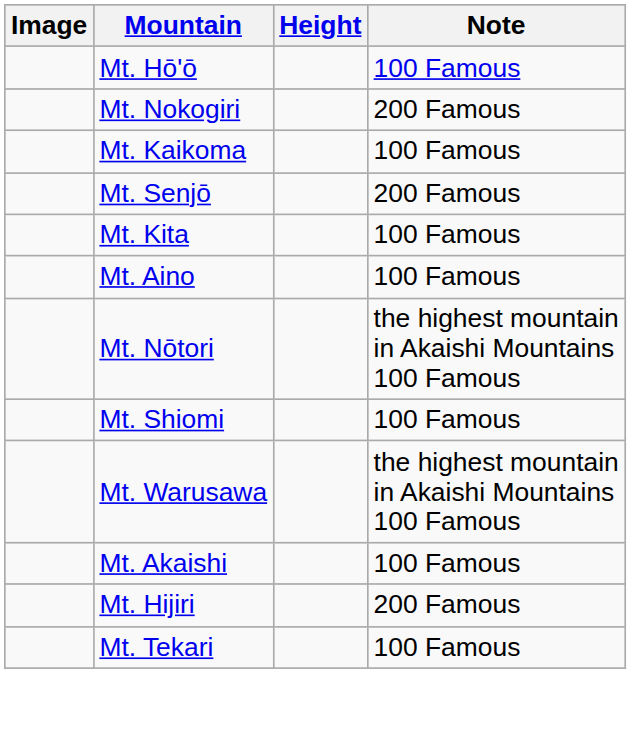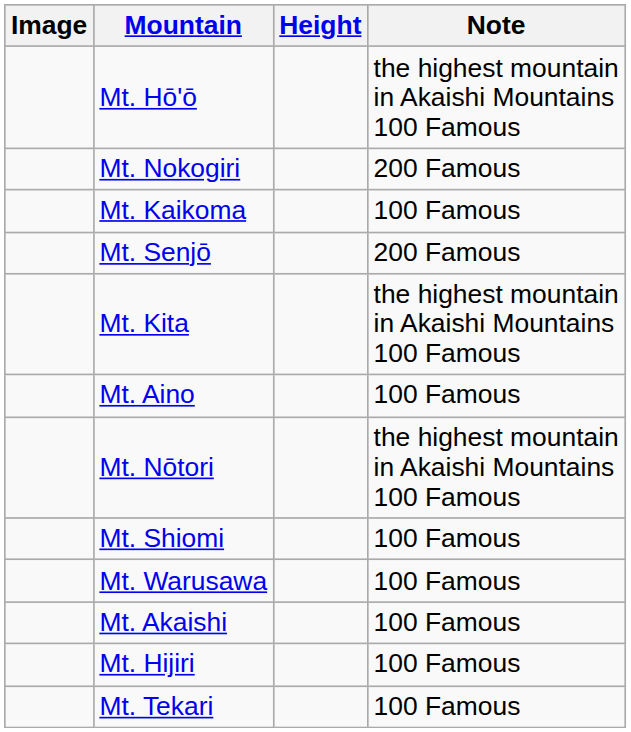(447, 67) 100 Famous -> (496, 97) the highest mountain in Akaishi Mountains 100 Famous
(447, 234) 100 Famous -> (496, 323) the highest mountain in Akaishi Mountains 100 Famous
(496, 491) the highest mountain in Akaishi Mountains 100 Famous -> (447, 580) 100 Famous
(447, 604) 200 Famous -> (447, 664) 100 Famous
